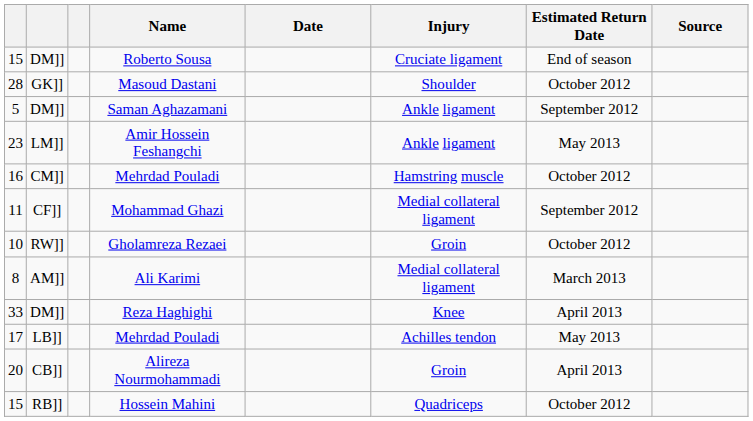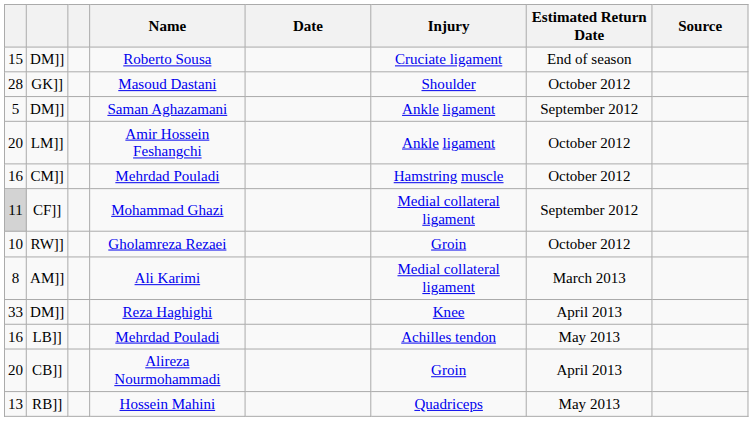(16, 143) 23 -> (16, 143) 20
(589, 143) May 2013 -> (589, 143) October 2012
(16, 210) no background -> (16, 210) lightgrey background
(16, 336) 17 -> (16, 336) 16
(16, 403) 15 -> (16, 403) 13
(589, 403) October 2012 -> (589, 403) May 2013
